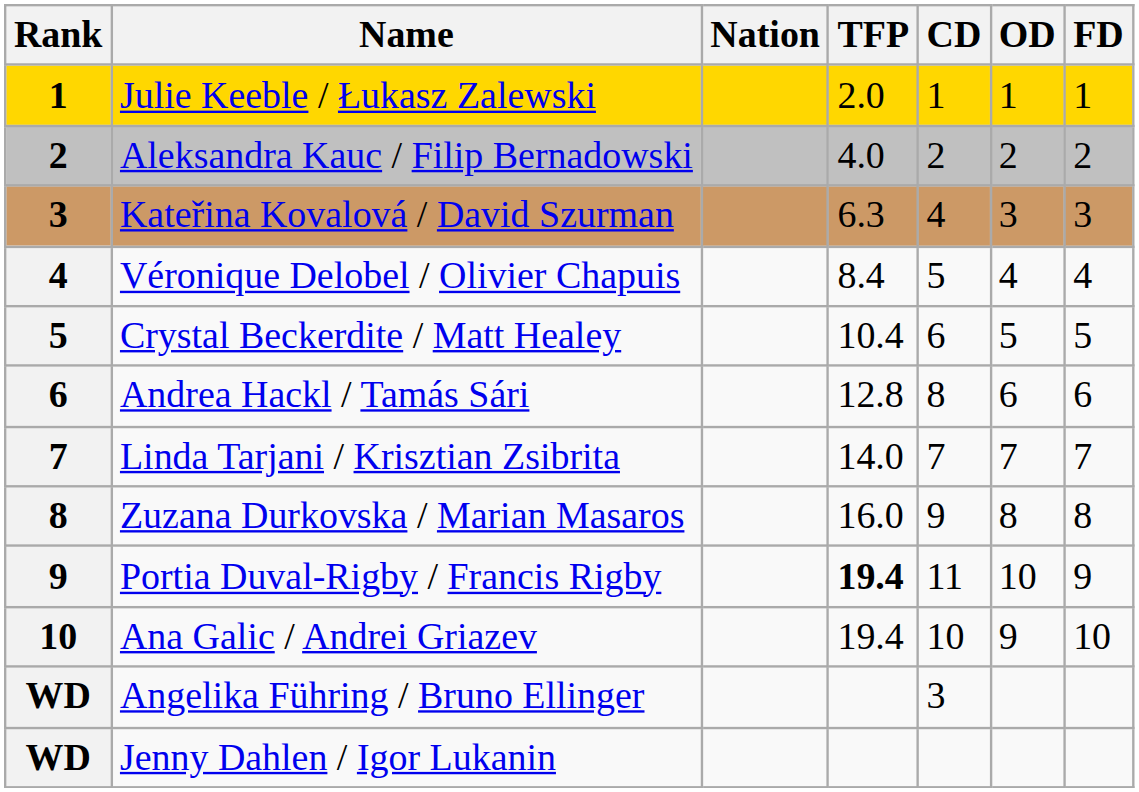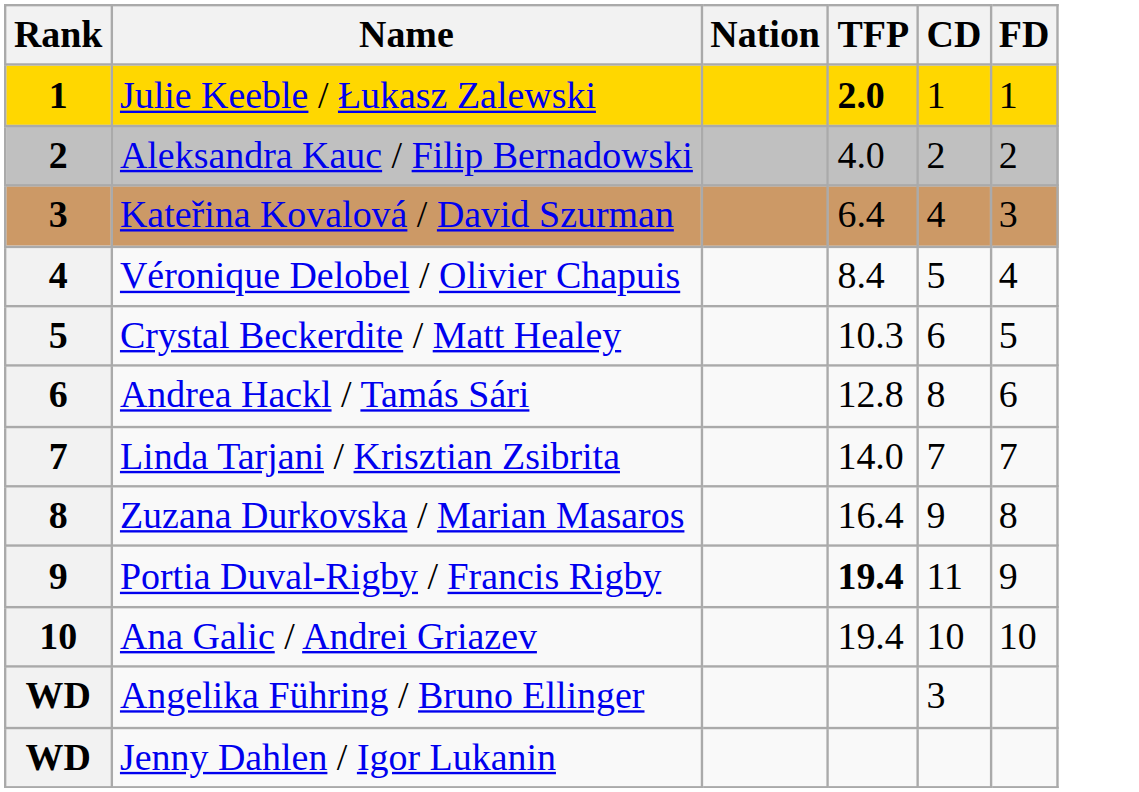- column: (1027, 34)
(861, 94) normal -> (861, 94) bold
(861, 214) 6.3 -> (861, 214) 6.4
(871, 335) 10.4 -> (871, 335) 10.3
(871, 515) 16.0 -> (871, 515) 16.4
